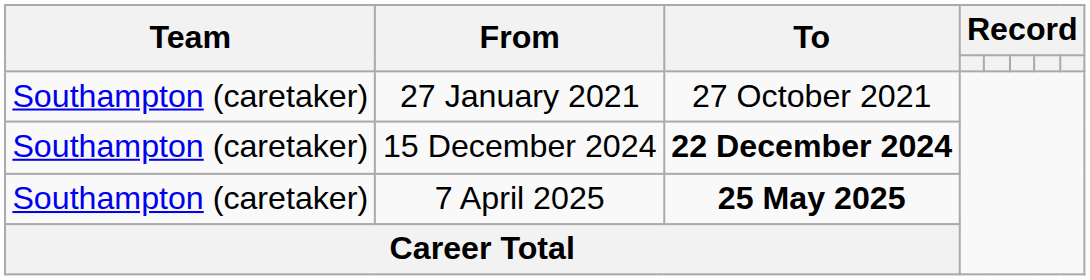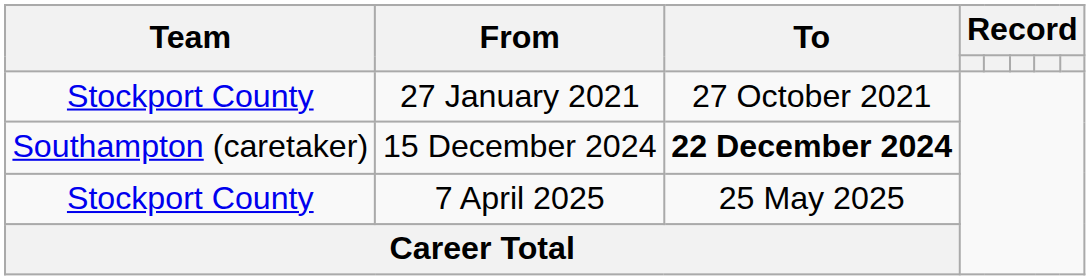(190, 95) Southampton (caretaker) -> (190, 95) Stockport County
(190, 197) Southampton (caretaker) -> (190, 197) Stockport County
(812, 197) bold -> (812, 197) normal
